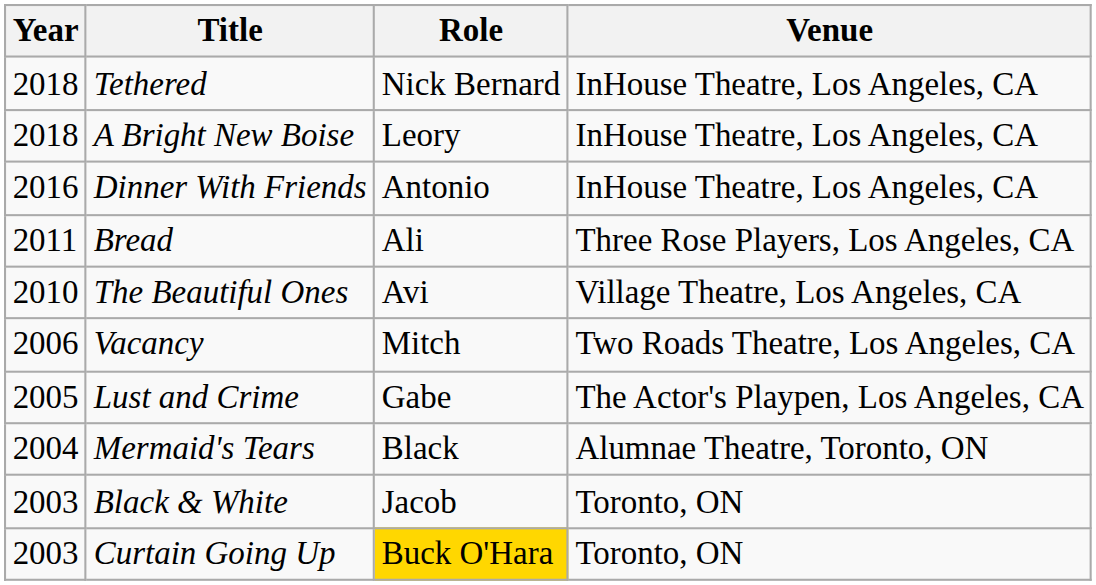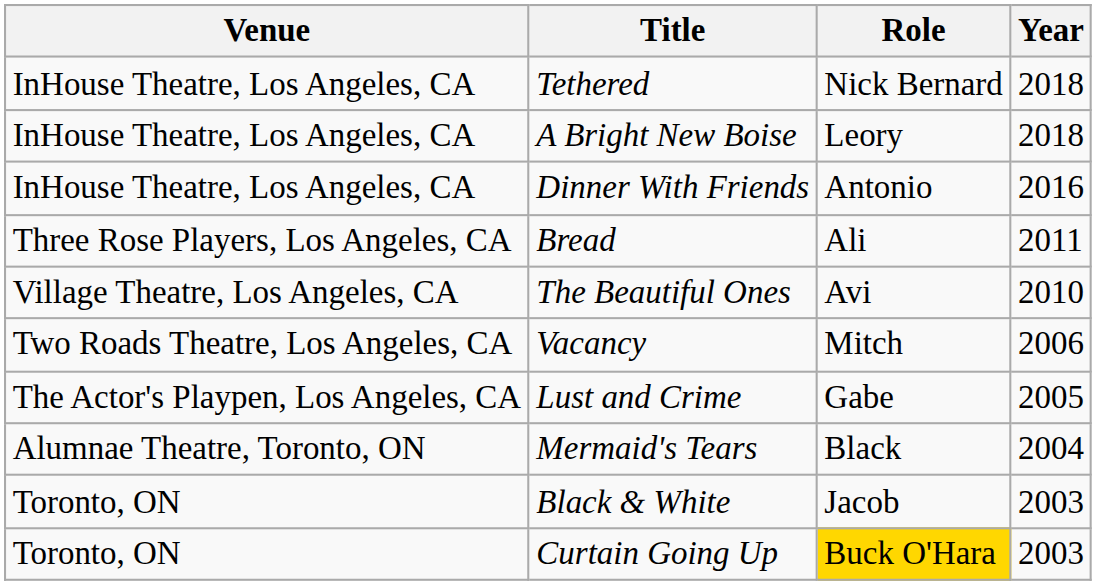columns swapped: (46, 30) <-> (830, 30)
